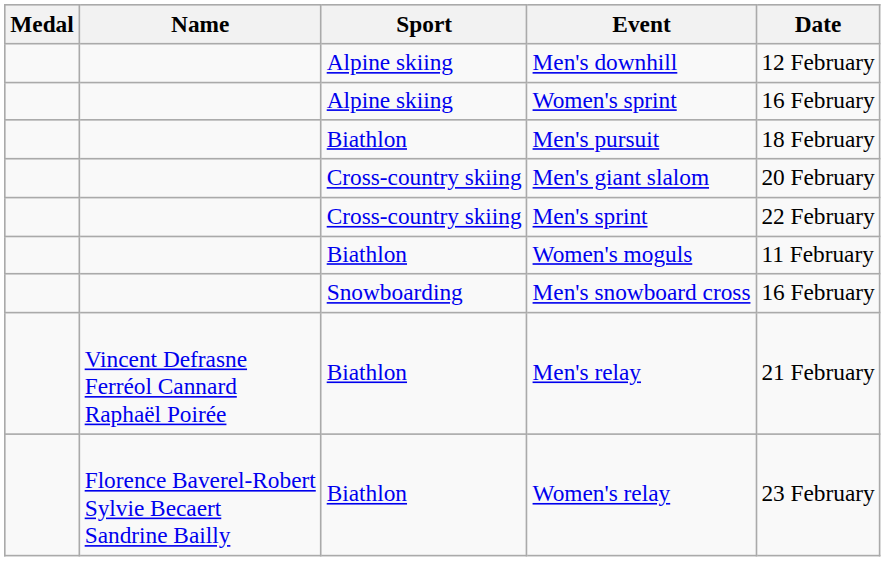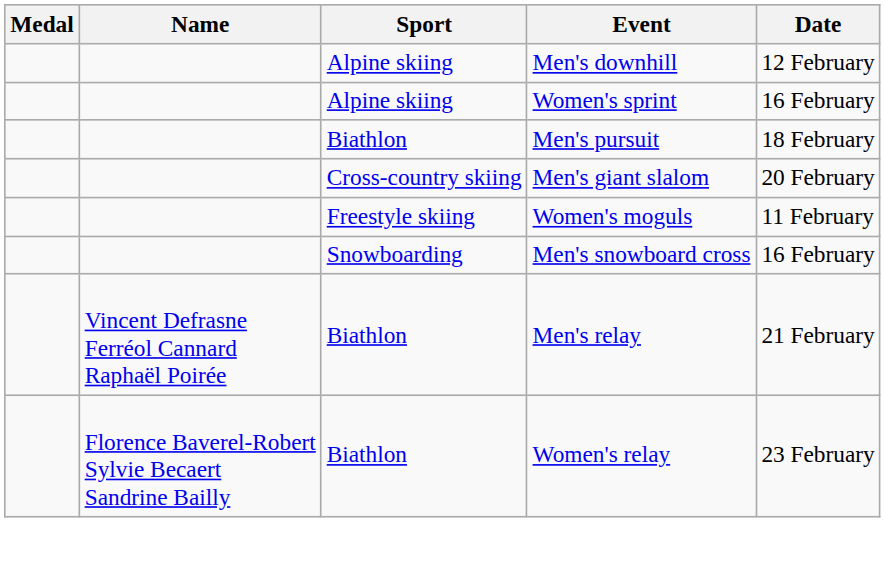- row: (590, 216)
(367, 254) Biathlon -> (401, 216) Freestyle skiing
